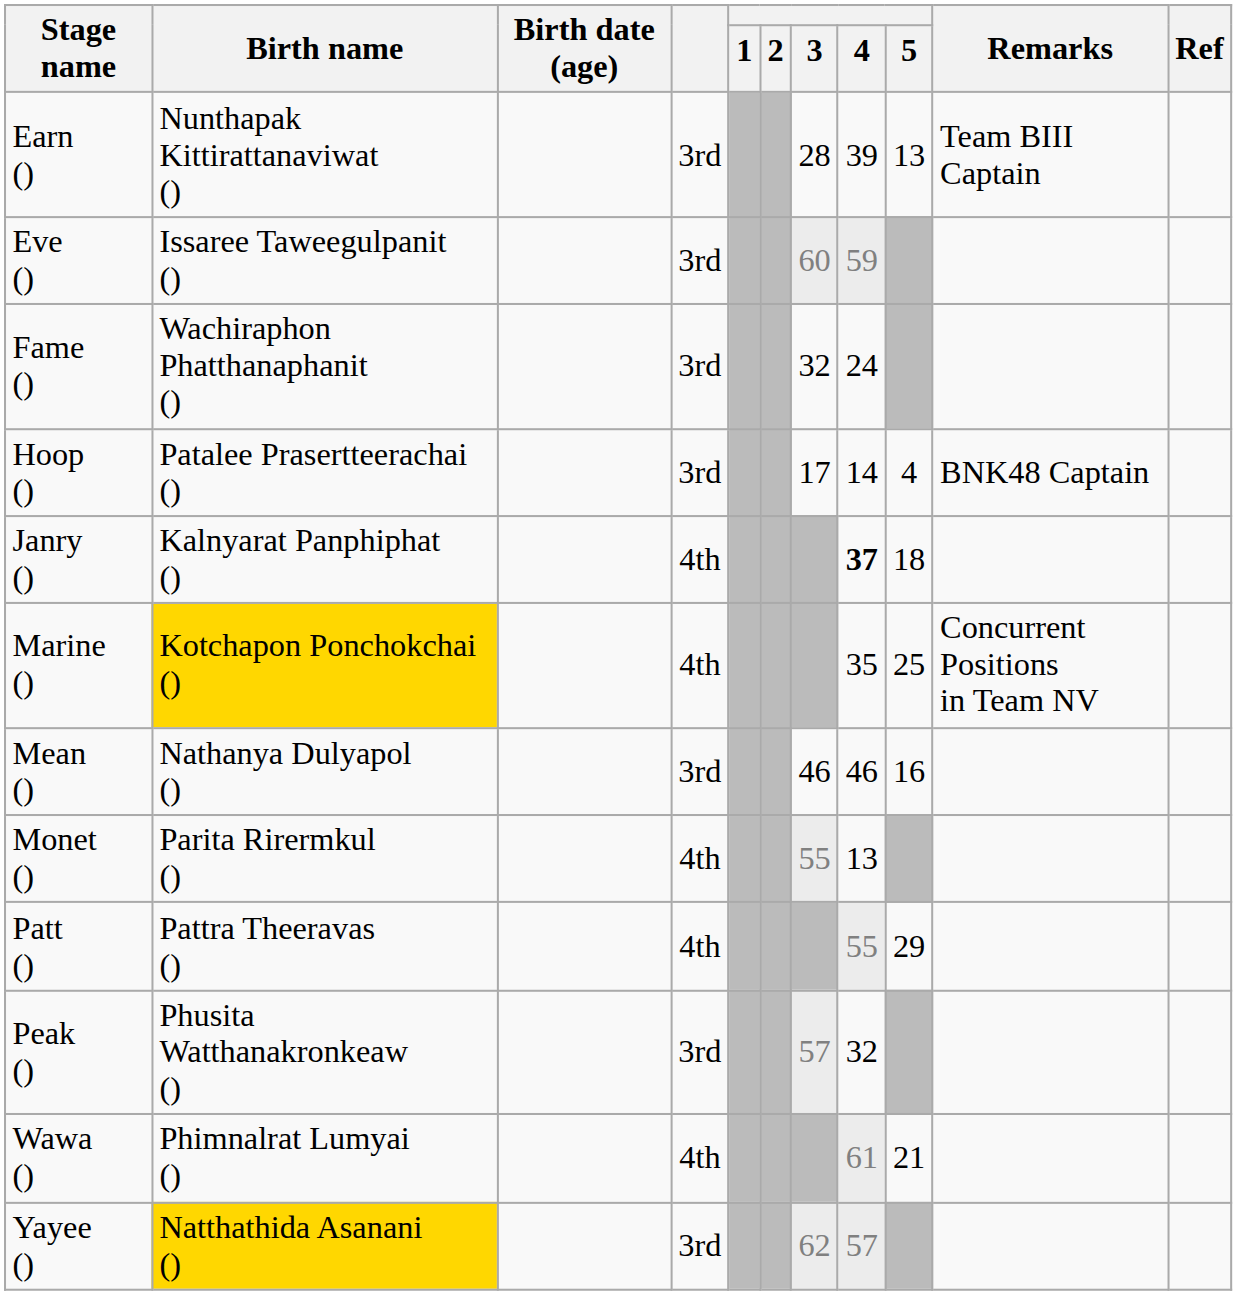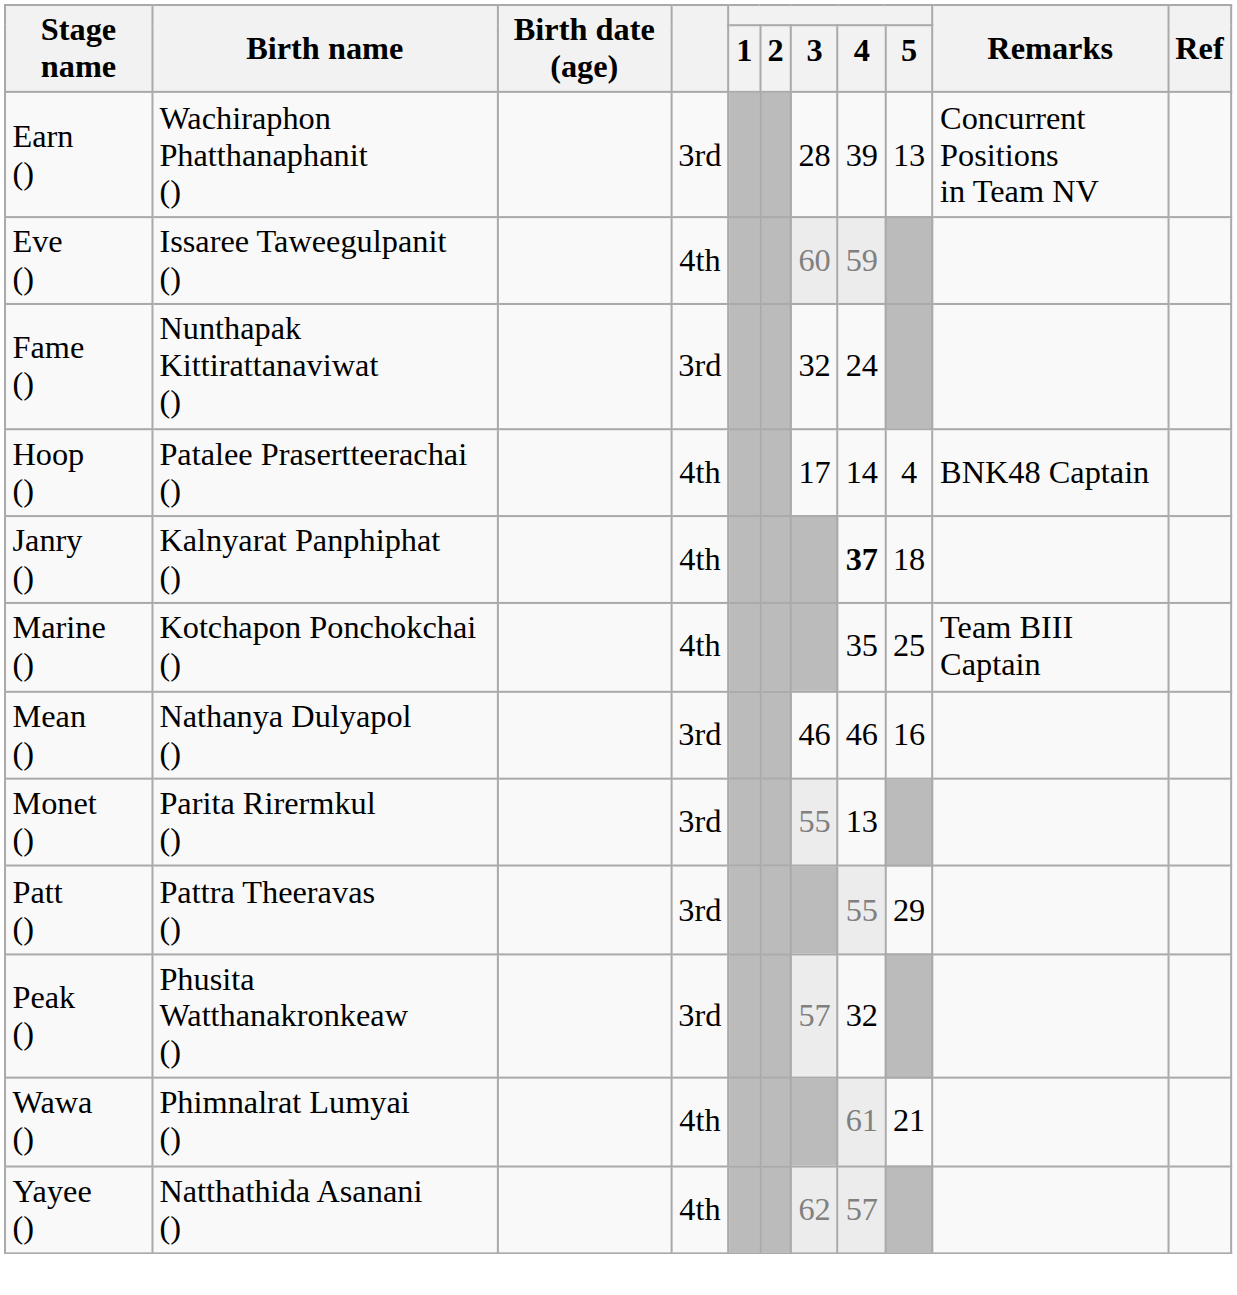(269, 154) Nunthapak Kittirattanaviwat () -> (264, 154) Wachiraphon Phatthanaphanit ()
(1007, 154) Team BIII Captain -> (1019, 154) Concurrent Positions in Team NV
(700, 259) 3rd -> (700, 259) 4th
(264, 365) Wachiraphon Phatthanaphanit () -> (269, 365) Nunthapak Kittirattanaviwat ()
(700, 471) 3rd -> (700, 471) 4th
(318, 664) gold background -> (318, 646) no background
(1019, 664) Concurrent Positions in Team NV -> (1007, 646) Team BIII Captain
(700, 858) 4th -> (700, 821) 3rd
(700, 945) 4th -> (700, 909) 3rd
(291, 1245) gold background -> (291, 1208) no background
(700, 1245) 3rd -> (700, 1208) 4th
